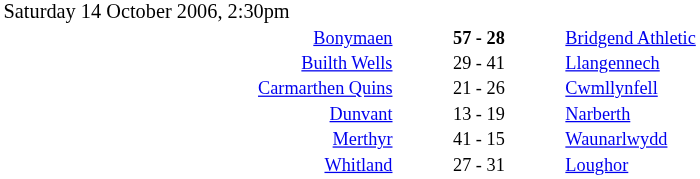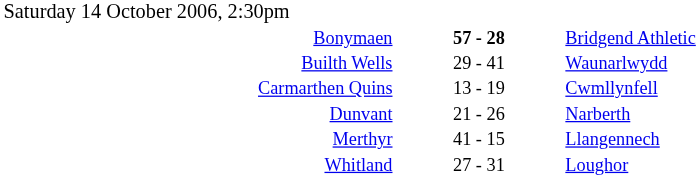(613, 63) Llangennech -> (616, 63) Waunarlwydd
(479, 88) 21 - 26 -> (479, 88) 13 - 19
(479, 113) 13 - 19 -> (479, 113) 21 - 26
(616, 139) Waunarlwydd -> (613, 139) Llangennech
